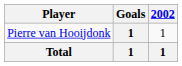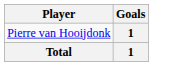- column: (163, 14)
